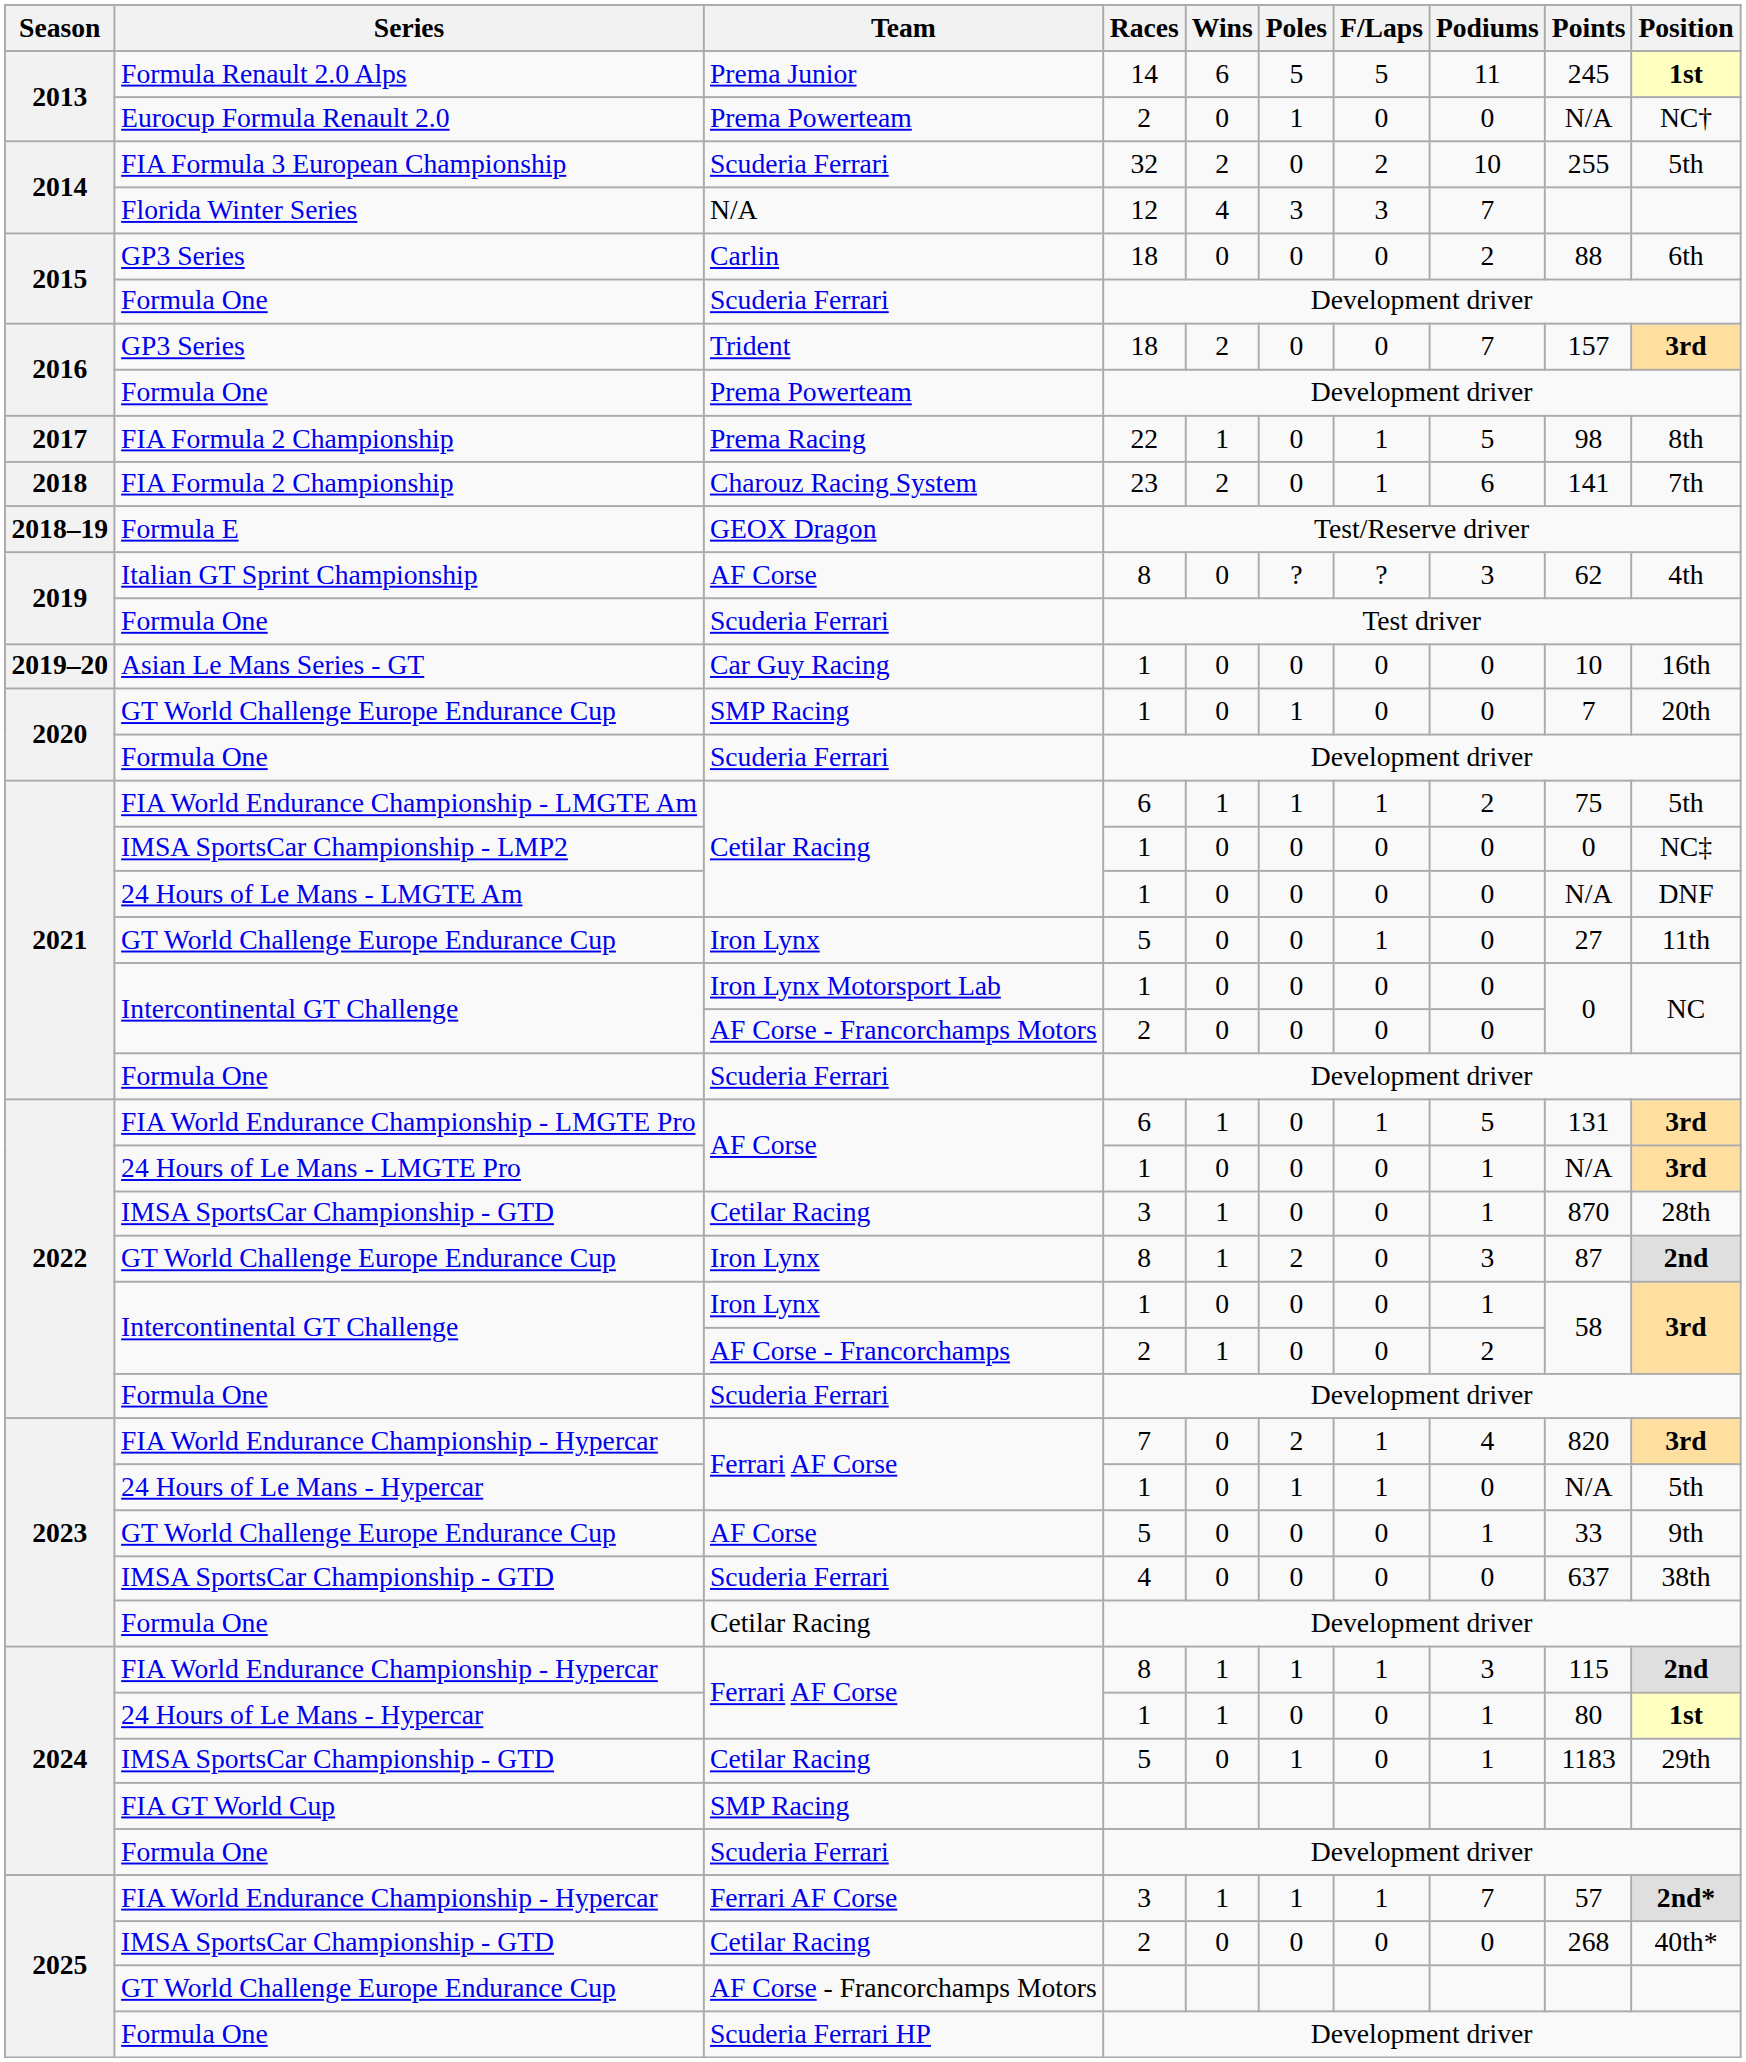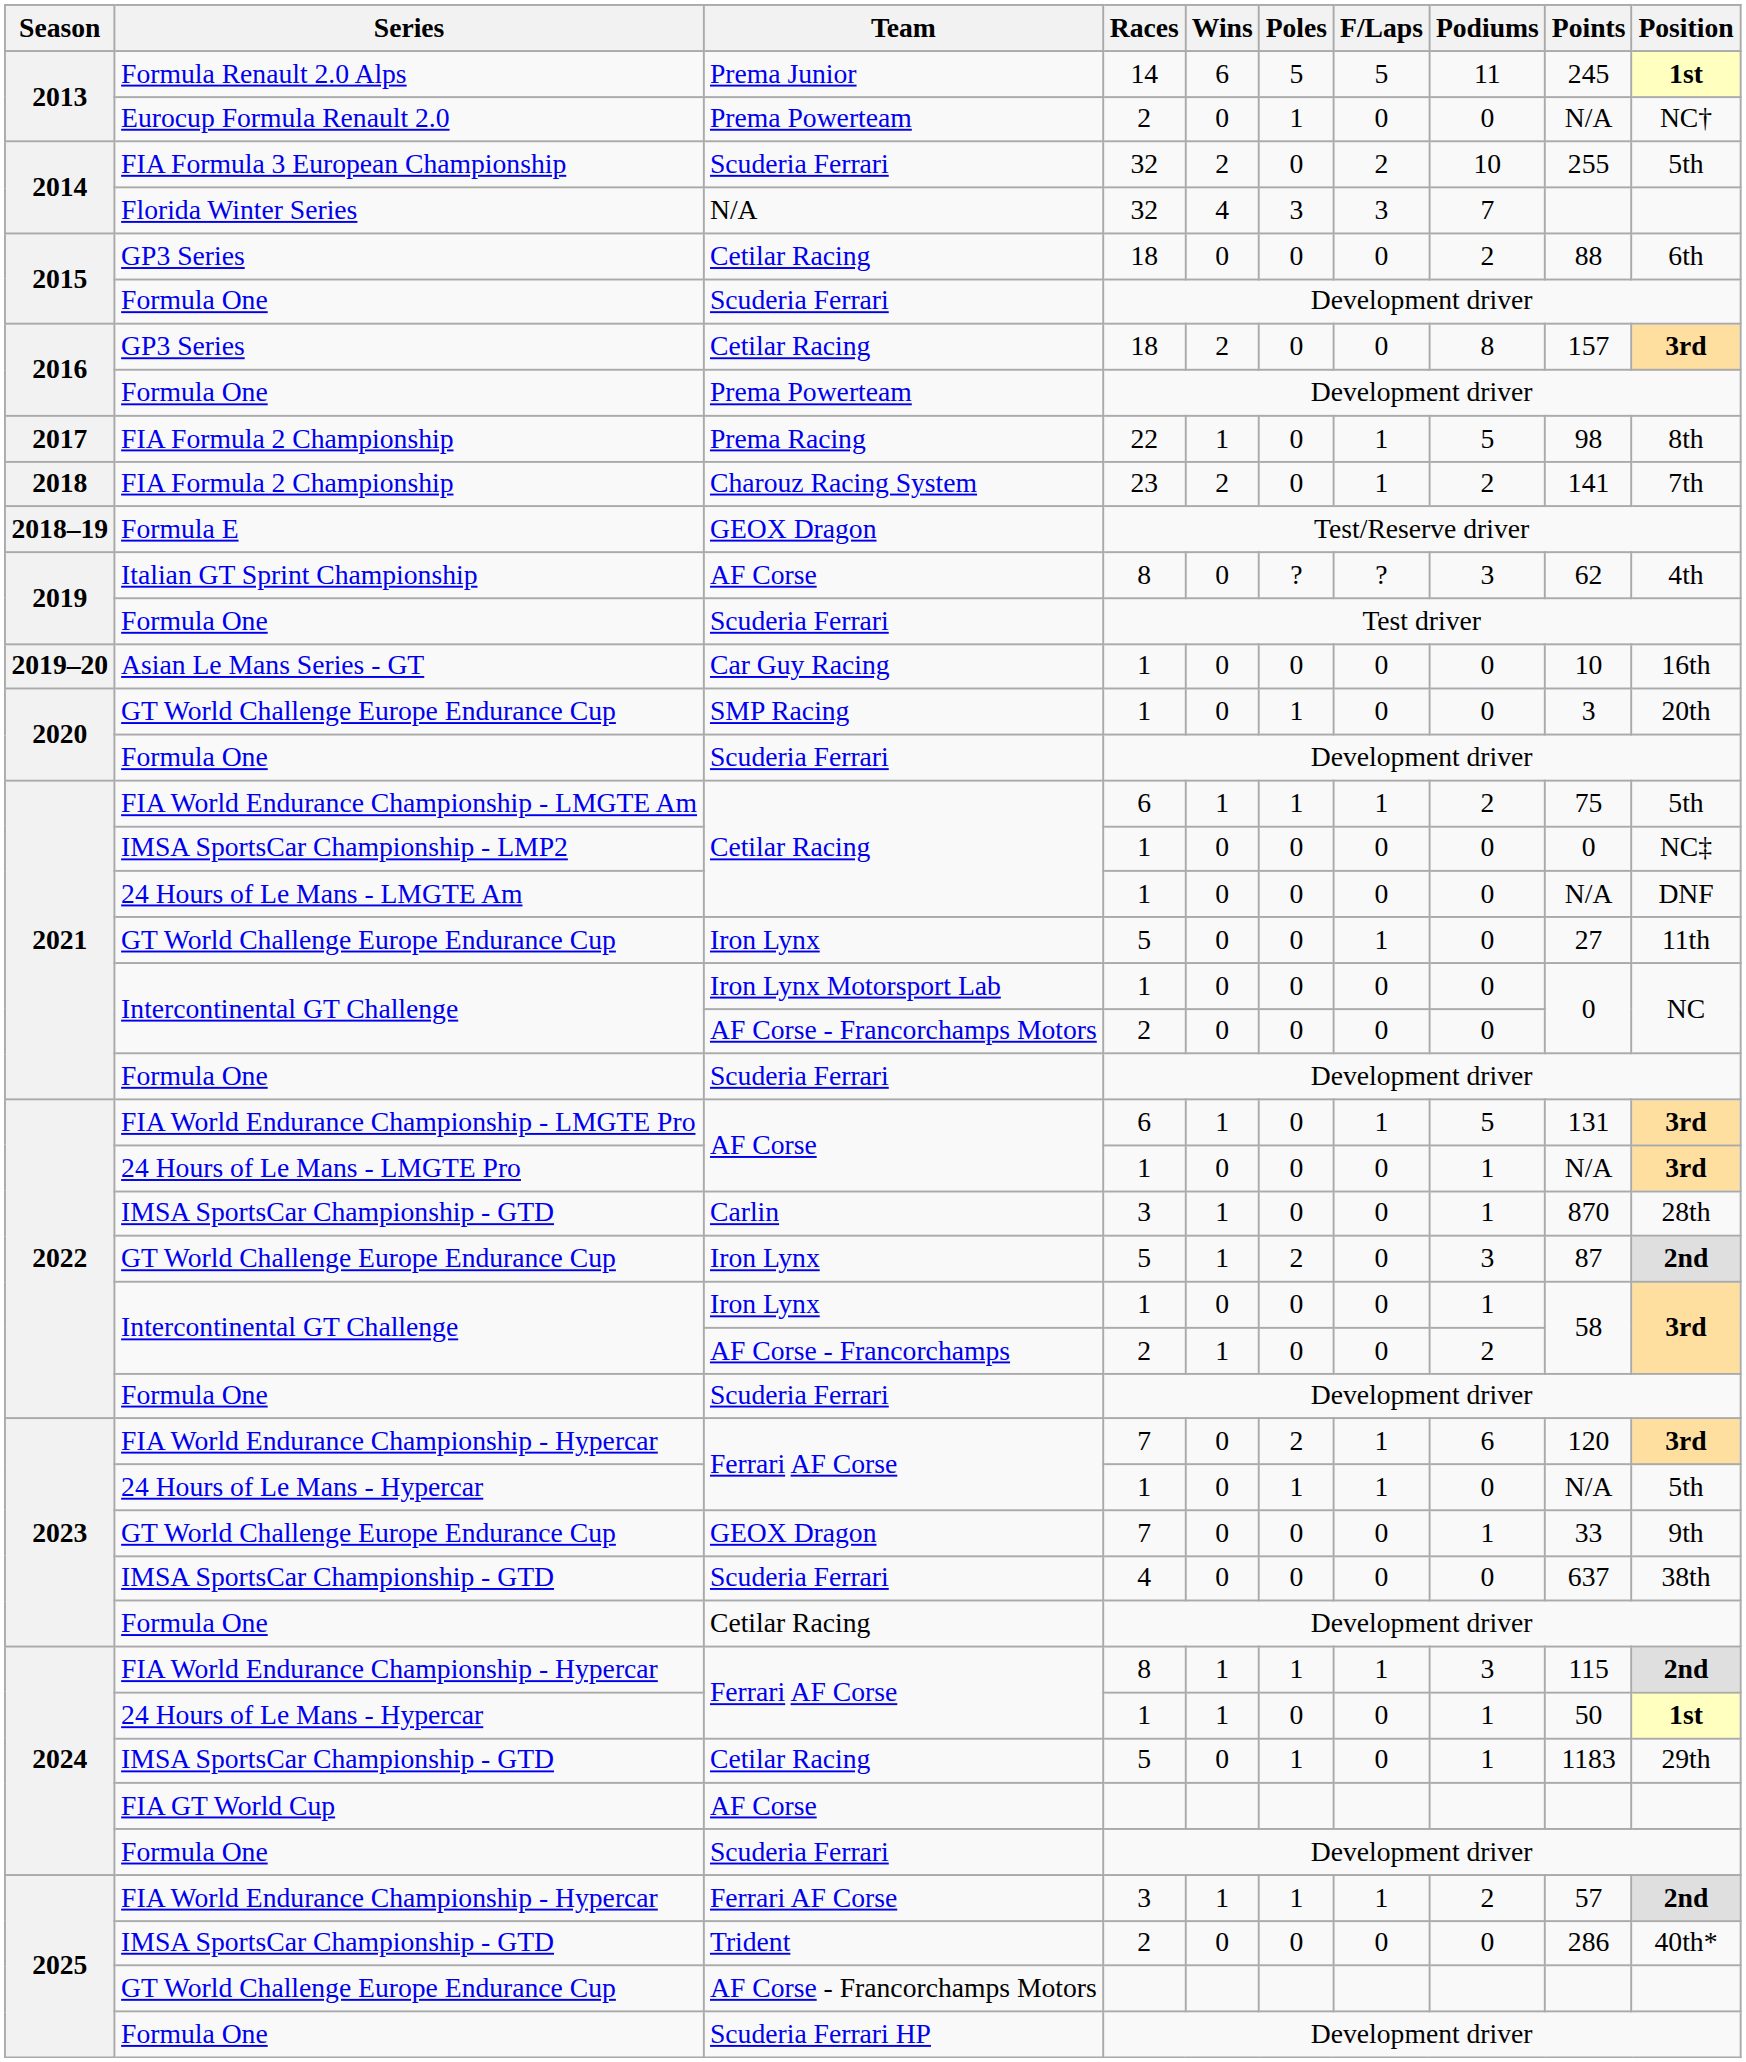(1144, 210) 12 -> (1144, 210) 32
(745, 255) Carlin -> (790, 255) Cetilar Racing
(750, 346) Trident -> (790, 346) Cetilar Racing
(1487, 346) 7 -> (1487, 346) 8
(1487, 483) 6 -> (1487, 483) 2
(1589, 711) 7 -> (1589, 711) 3
(790, 1213) Cetilar Racing -> (745, 1213) Carlin
(1144, 1258) 8 -> (1144, 1258) 5
(1487, 1441) 4 -> (1487, 1441) 6
(1589, 1441) 820 -> (1589, 1441) 120
(763, 1532) AF Corse -> (793, 1532) GEOX Dragon
(1144, 1532) 5 -> (1144, 1532) 7
(1589, 1714) 80 -> (1589, 1714) 50
(780, 1806) SMP Racing -> (763, 1806) AF Corse
(1487, 1897) 7 -> (1487, 1897) 2
(1686, 1897) 2nd* -> (1686, 1897) 2nd
(790, 1942) Cetilar Racing -> (750, 1942) Trident
(1589, 1942) 268 -> (1589, 1942) 286
